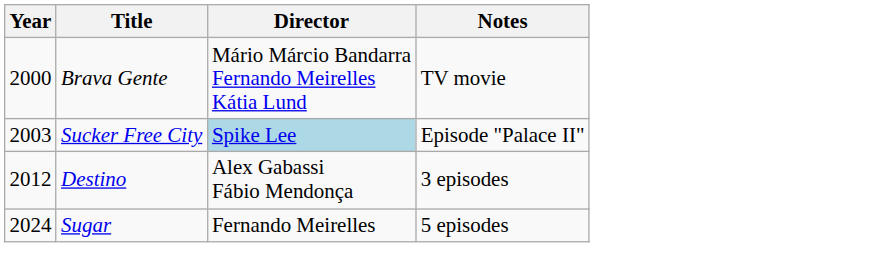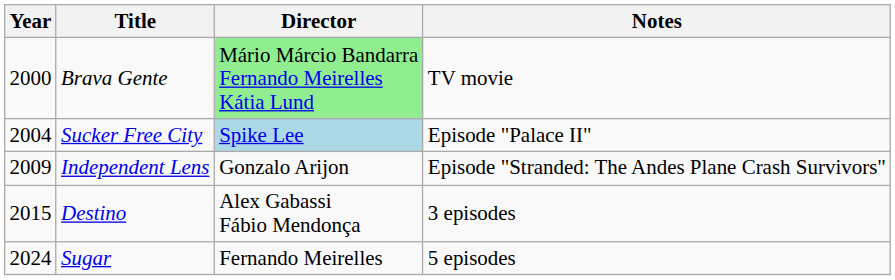(311, 77) no background -> (319, 77) lightgreen background
(30, 134) 2003 -> (30, 134) 2004
+ row: (135, 168)
(30, 179) 2012 -> (30, 213) 2015
